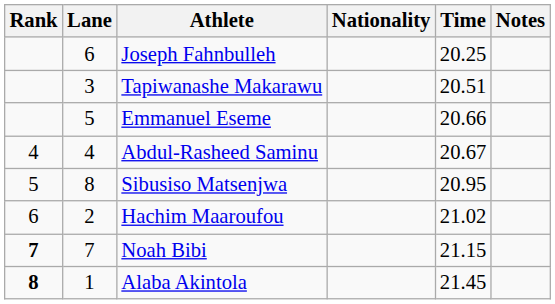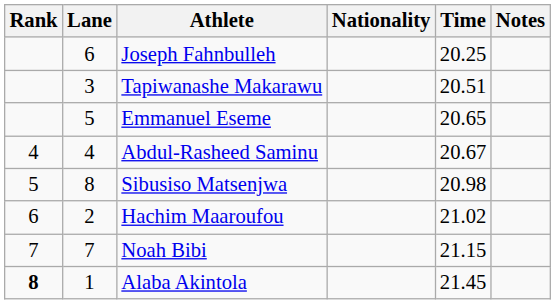(463, 119) 20.66 -> (463, 119) 20.65
(463, 184) 20.95 -> (463, 184) 20.98
(33, 250) bold -> (33, 250) normal
